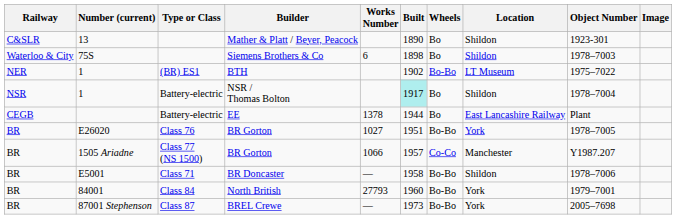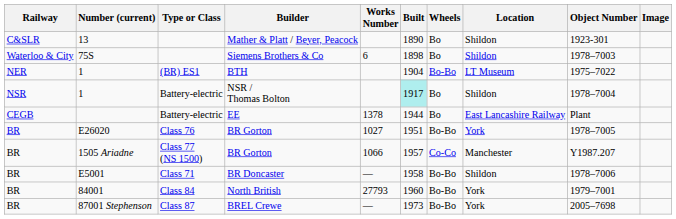(413, 71) 1902 -> (413, 71) 1904
